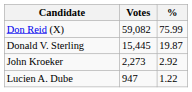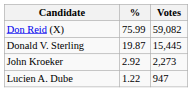columns swapped: (138, 12) <-> (172, 12)
